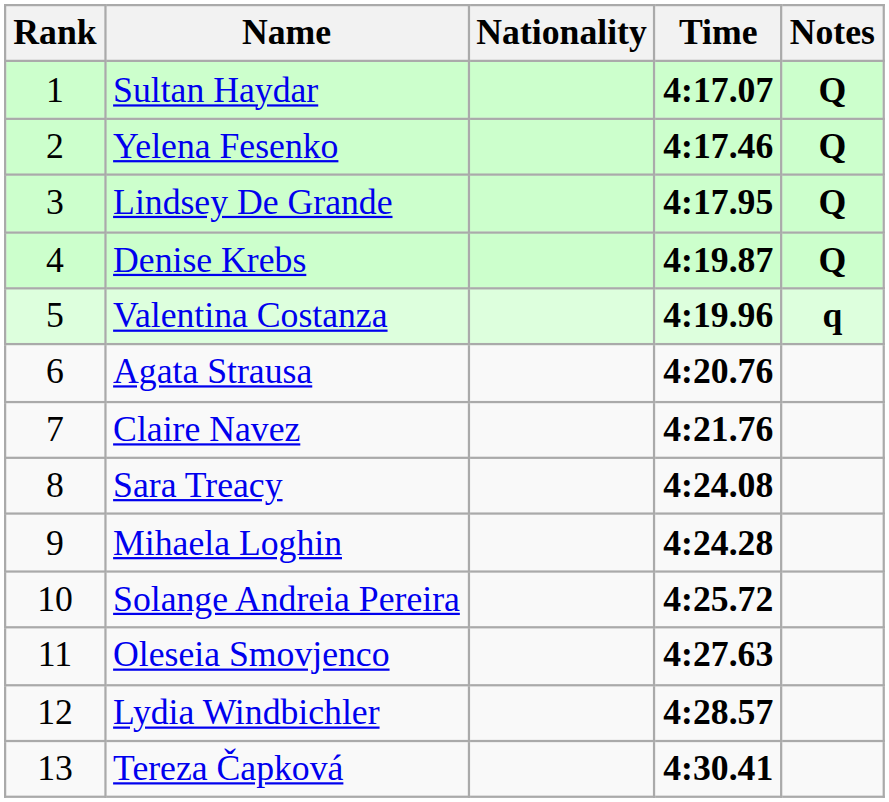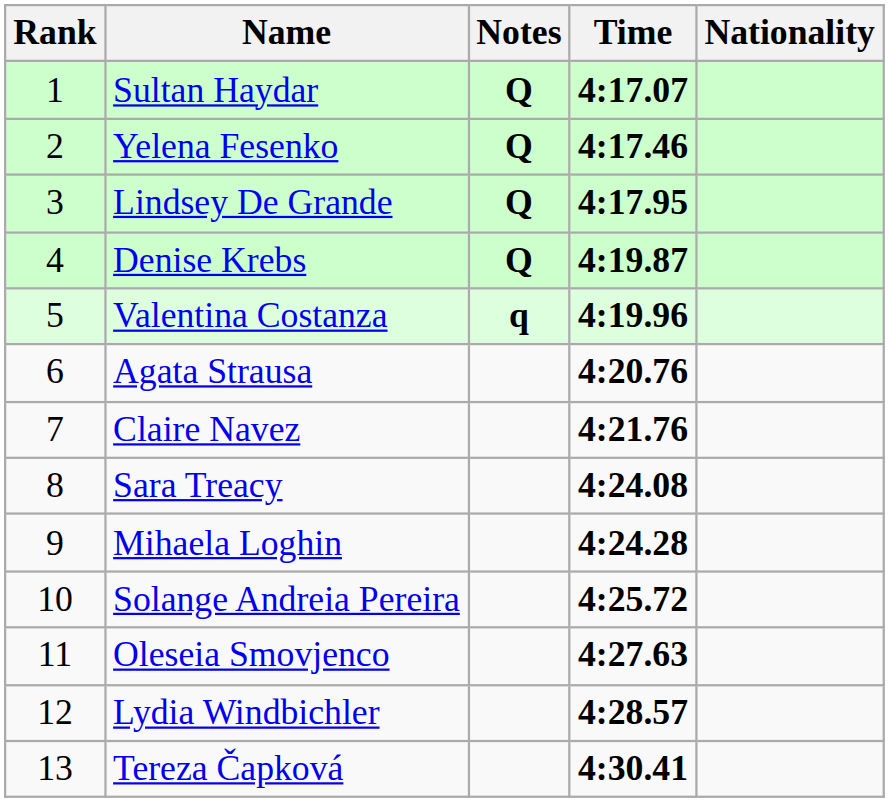columns swapped: (562, 32) <-> (832, 32)
